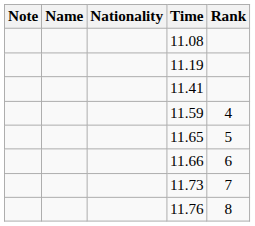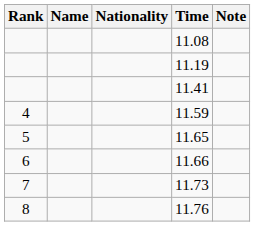columns swapped: (228, 16) <-> (23, 16)
